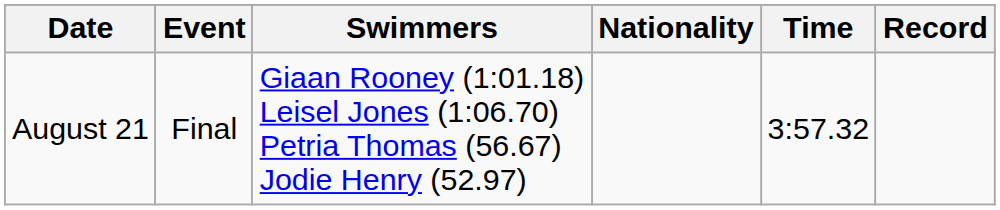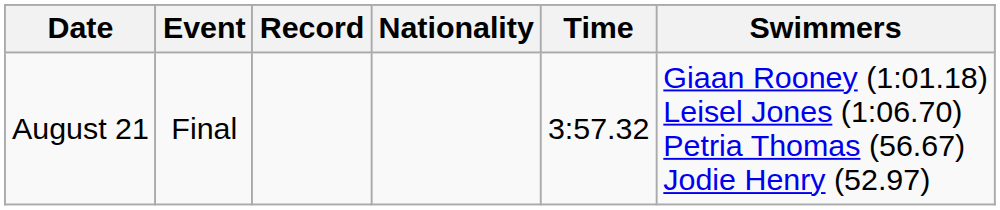columns swapped: (422, 28) <-> (935, 28)
